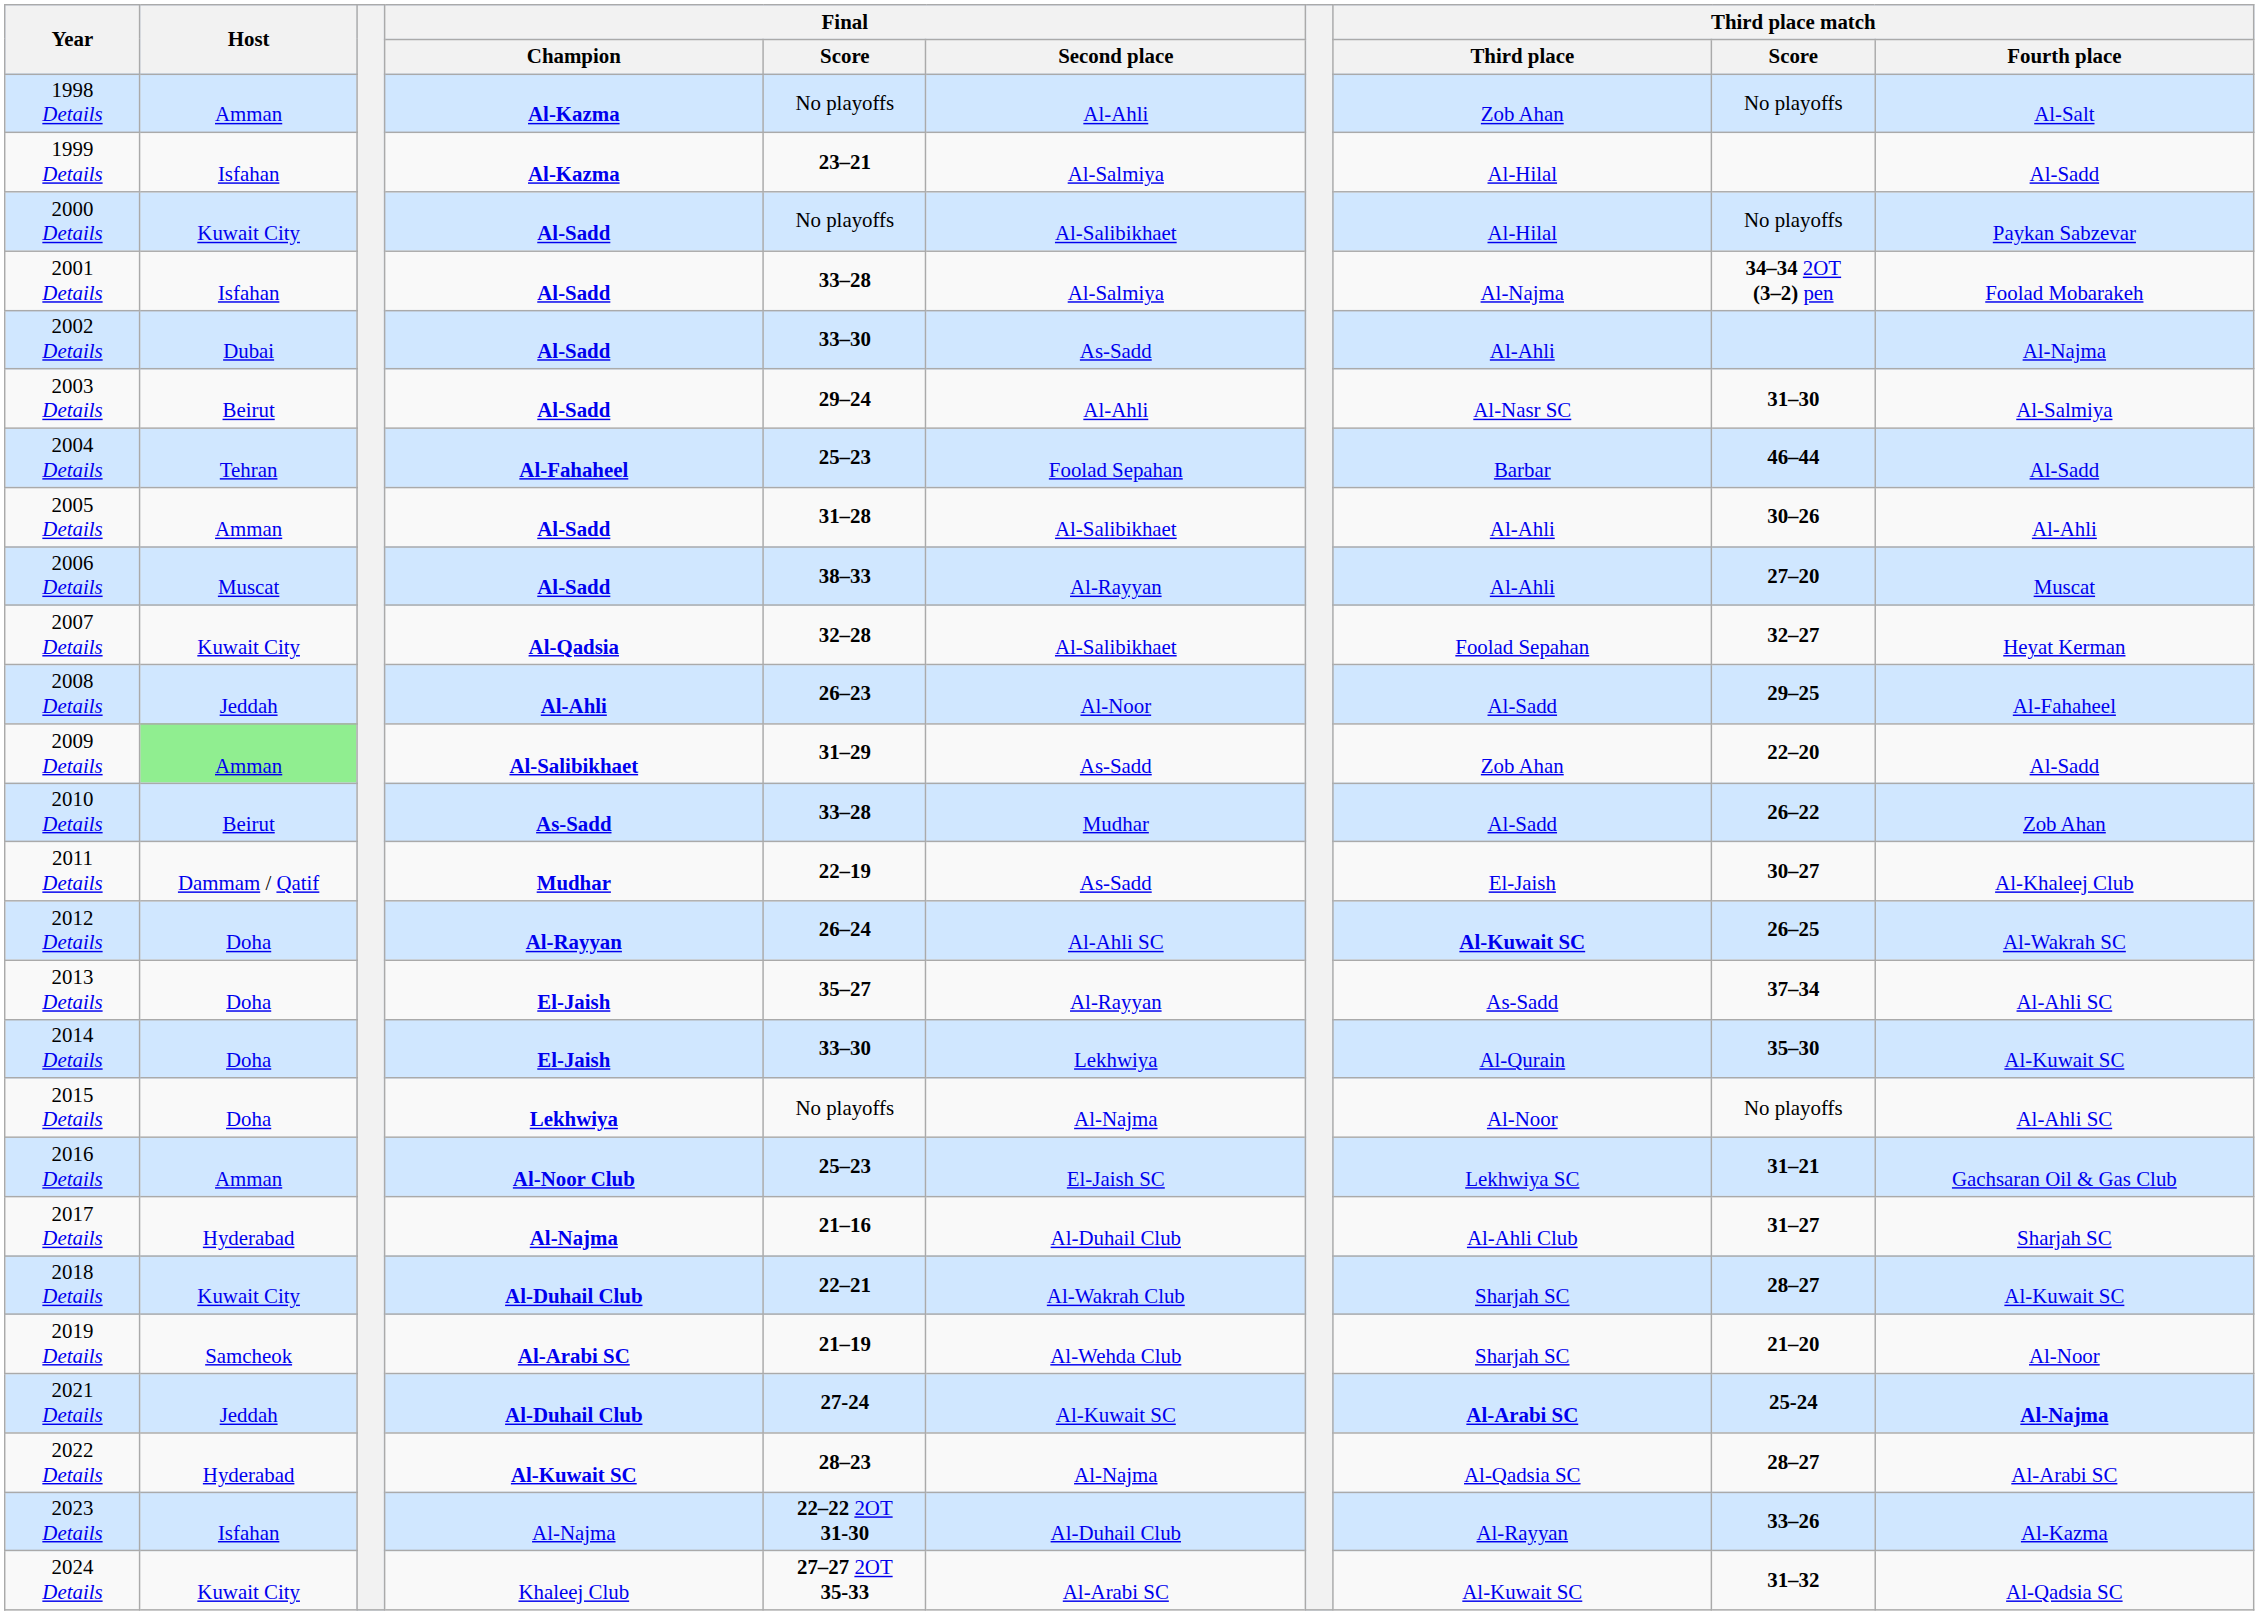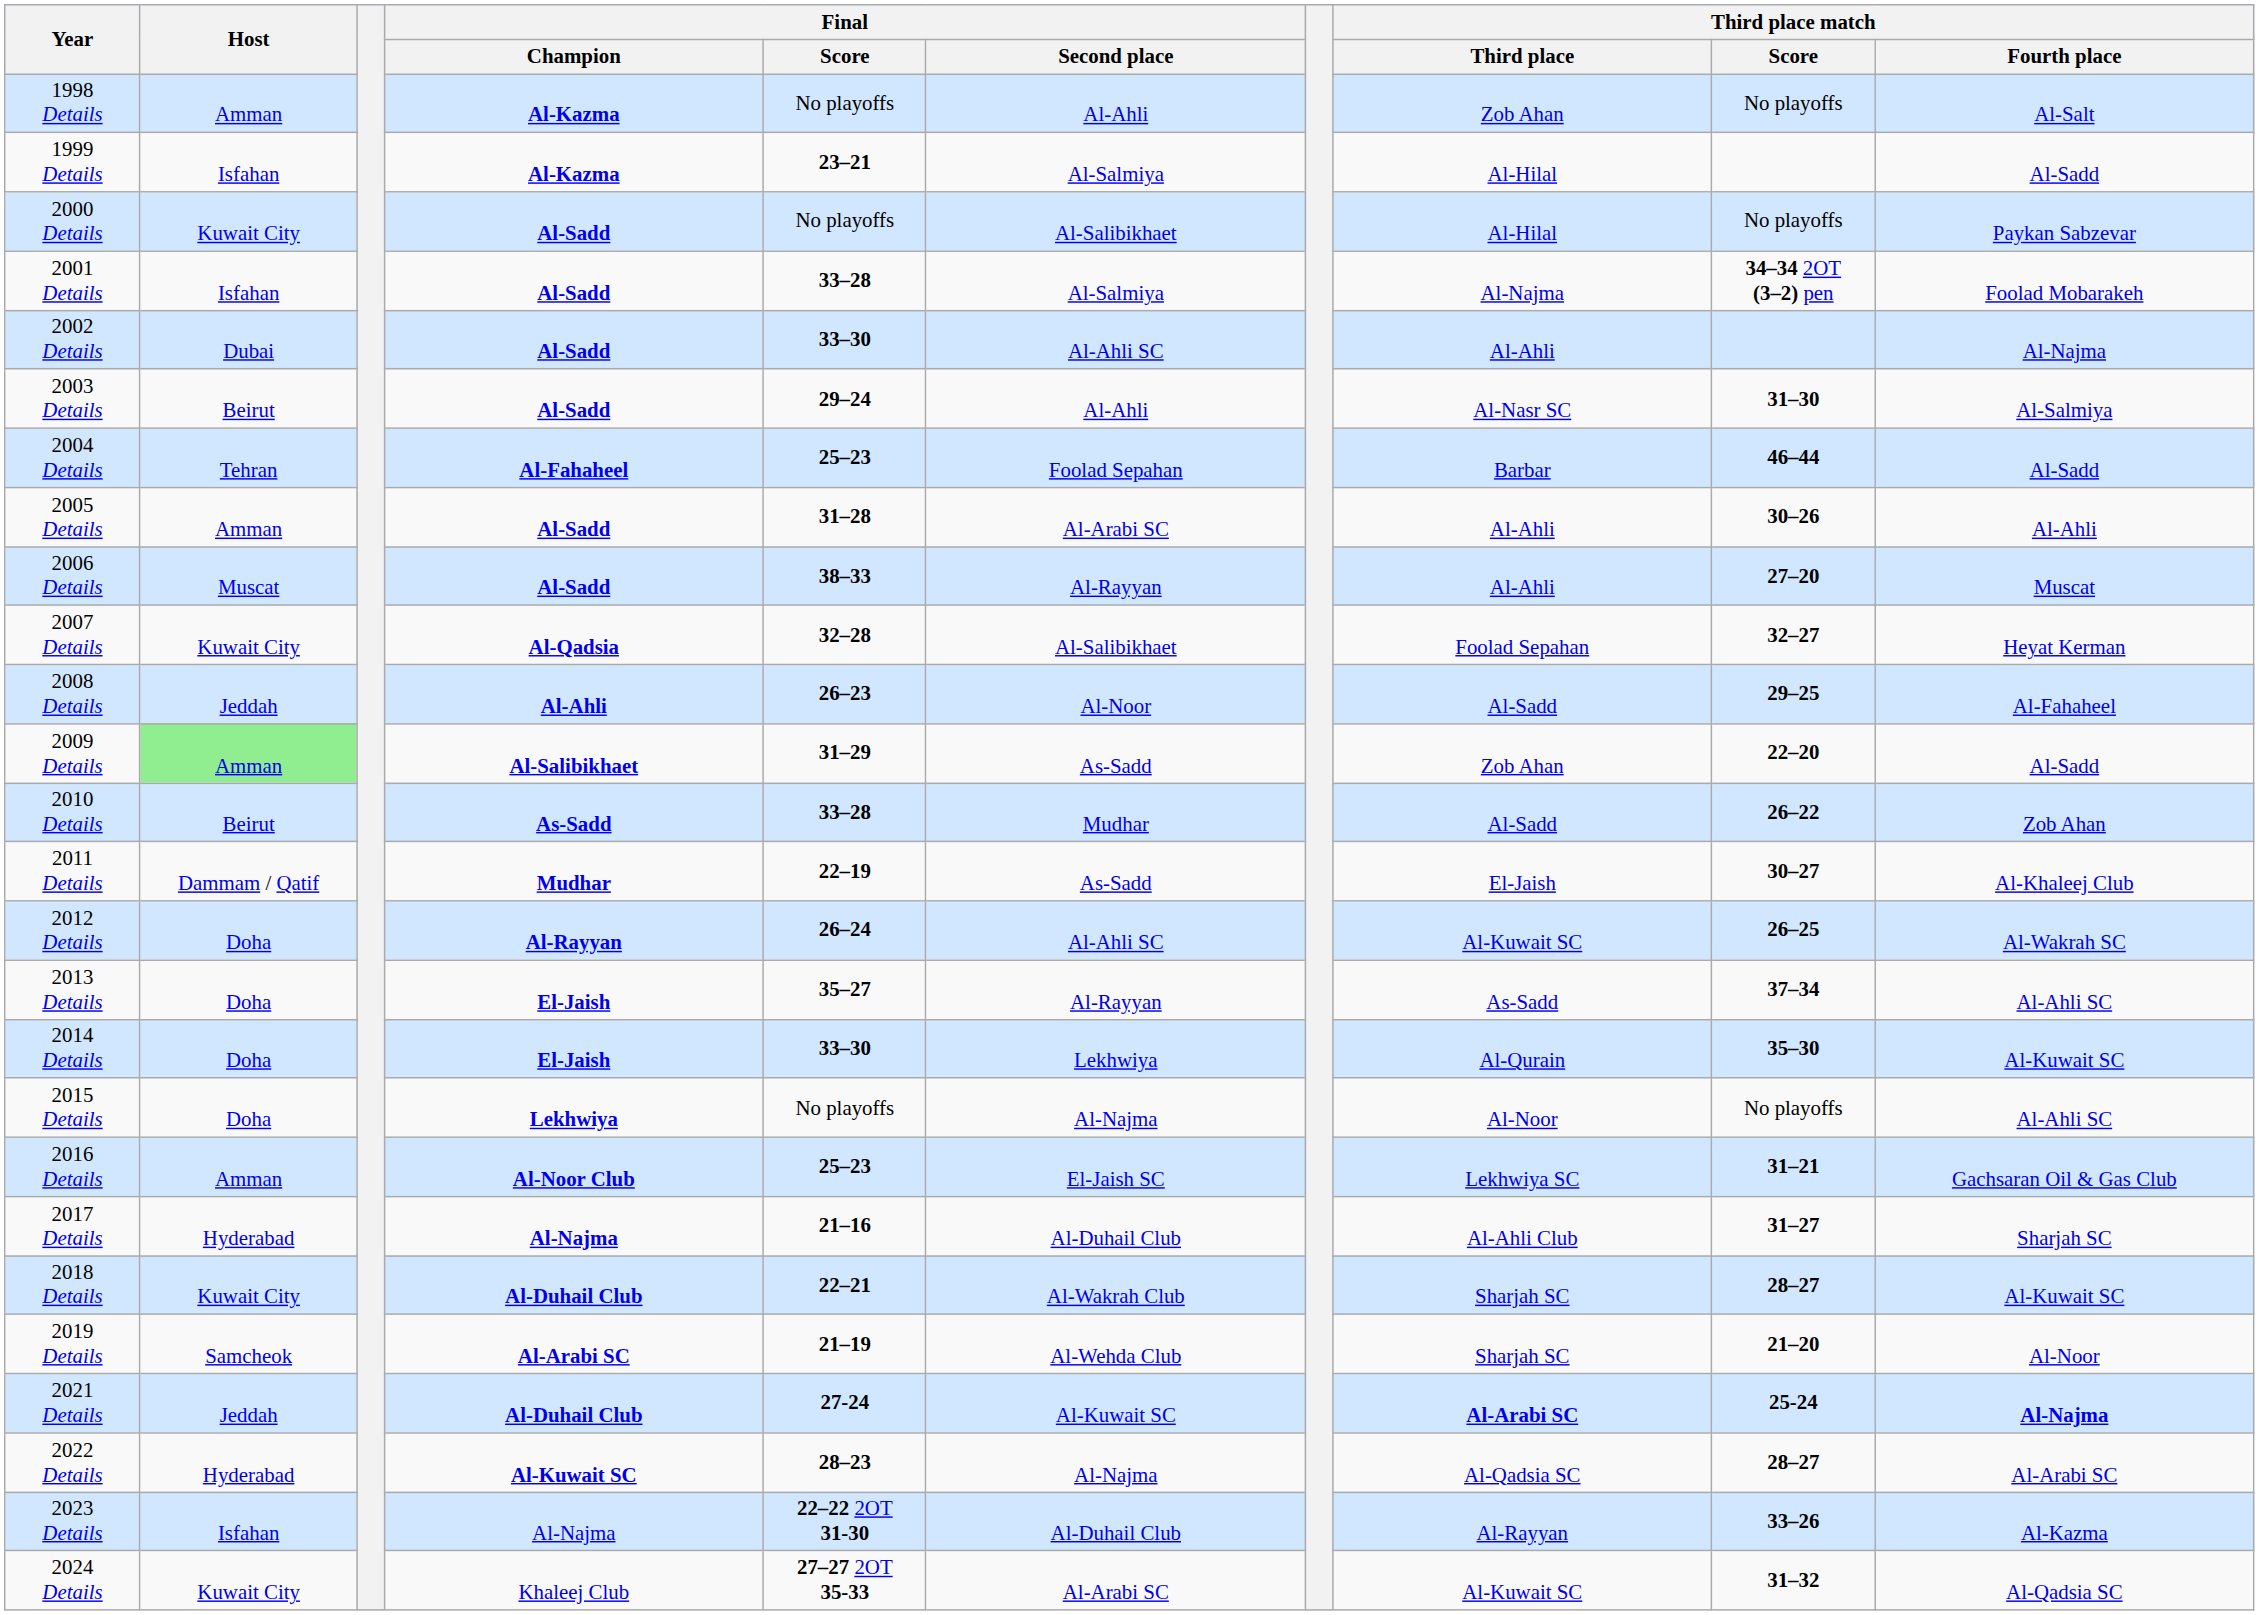(1116, 351) As-Sadd -> (1116, 351) Al-Ahli SC
(1116, 529) Al-Salibikhaet -> (1116, 529) Al-Arabi SC
(1522, 942) bold -> (1522, 942) normal
